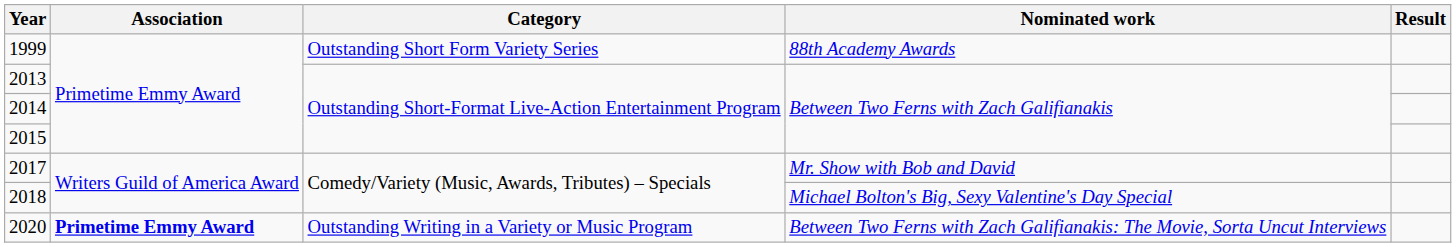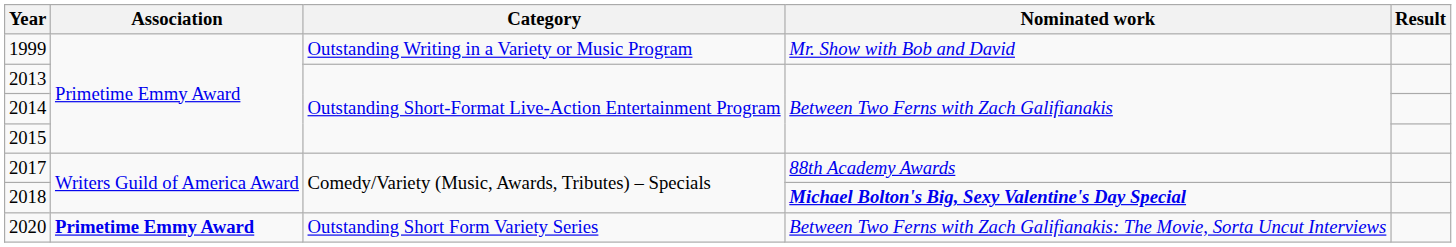(453, 49) Outstanding Short Form Variety Series -> (500, 49) Outstanding Writing in a Variety or Music Program
(872, 49) 88th Academy Awards -> (902, 49) Mr. Show with Bob and David
(902, 167) Mr. Show with Bob and David -> (872, 167) 88th Academy Awards
(981, 197) normal -> (988, 197) bold
(500, 227) Outstanding Writing in a Variety or Music Program -> (453, 227) Outstanding Short Form Variety Series
